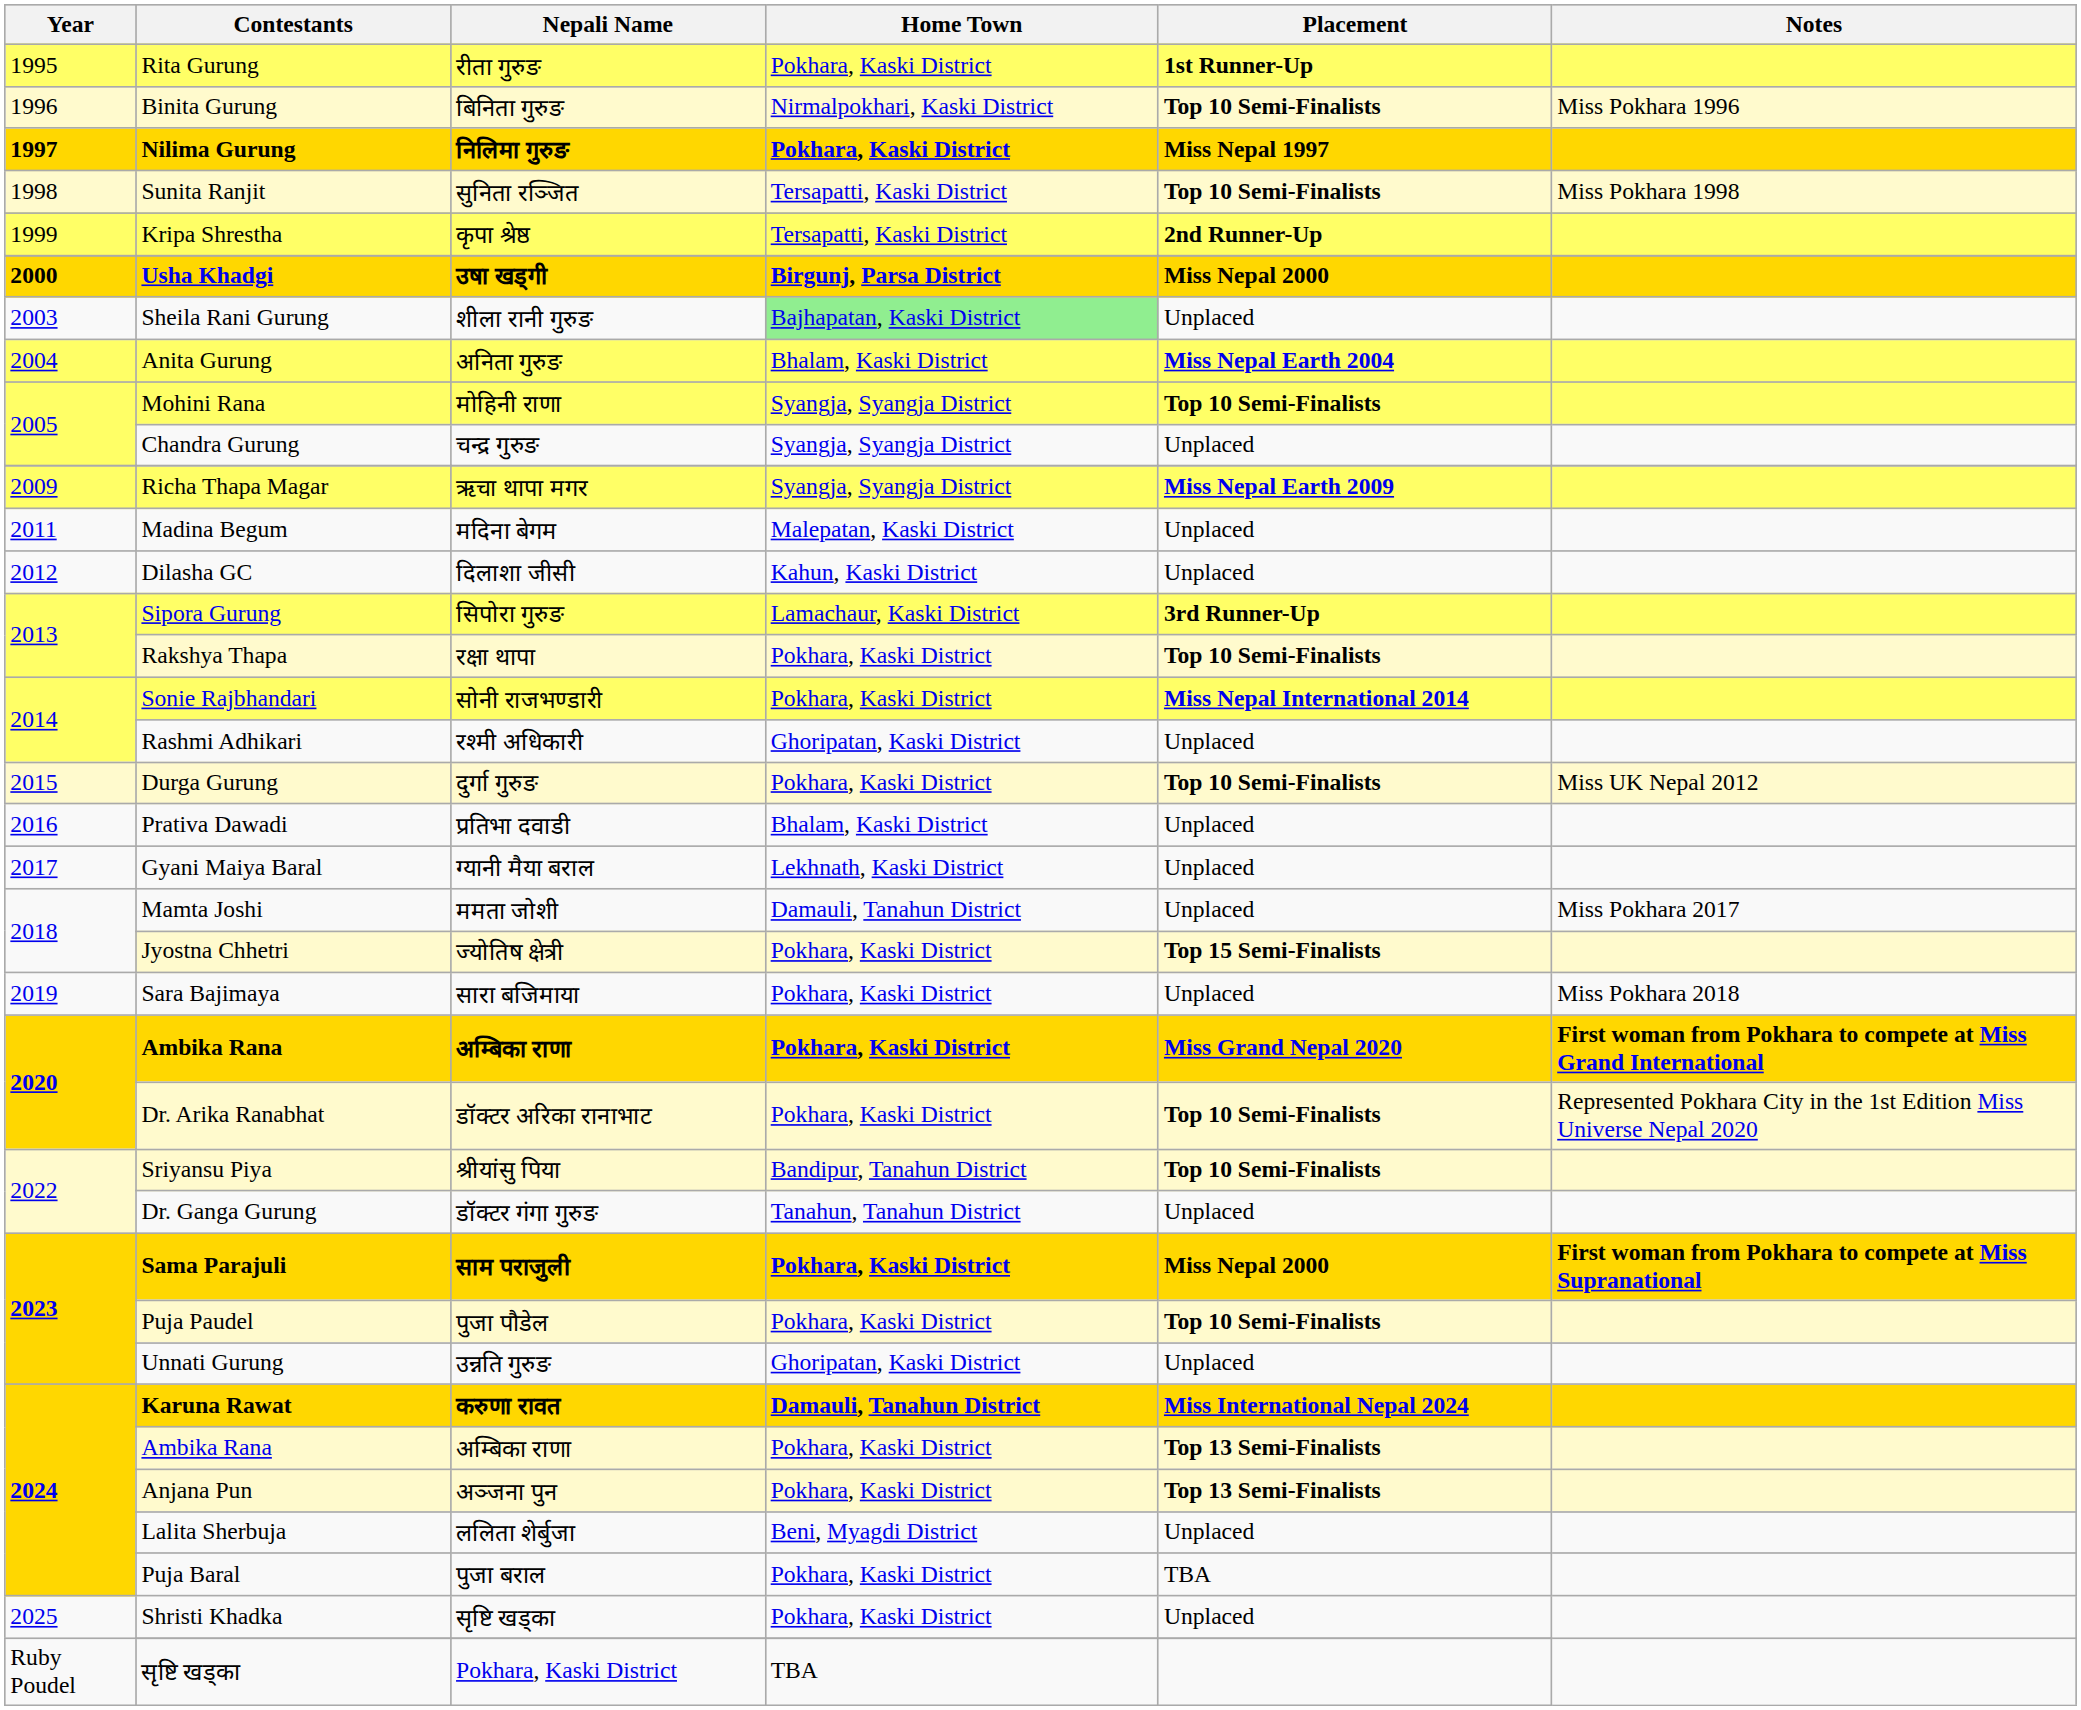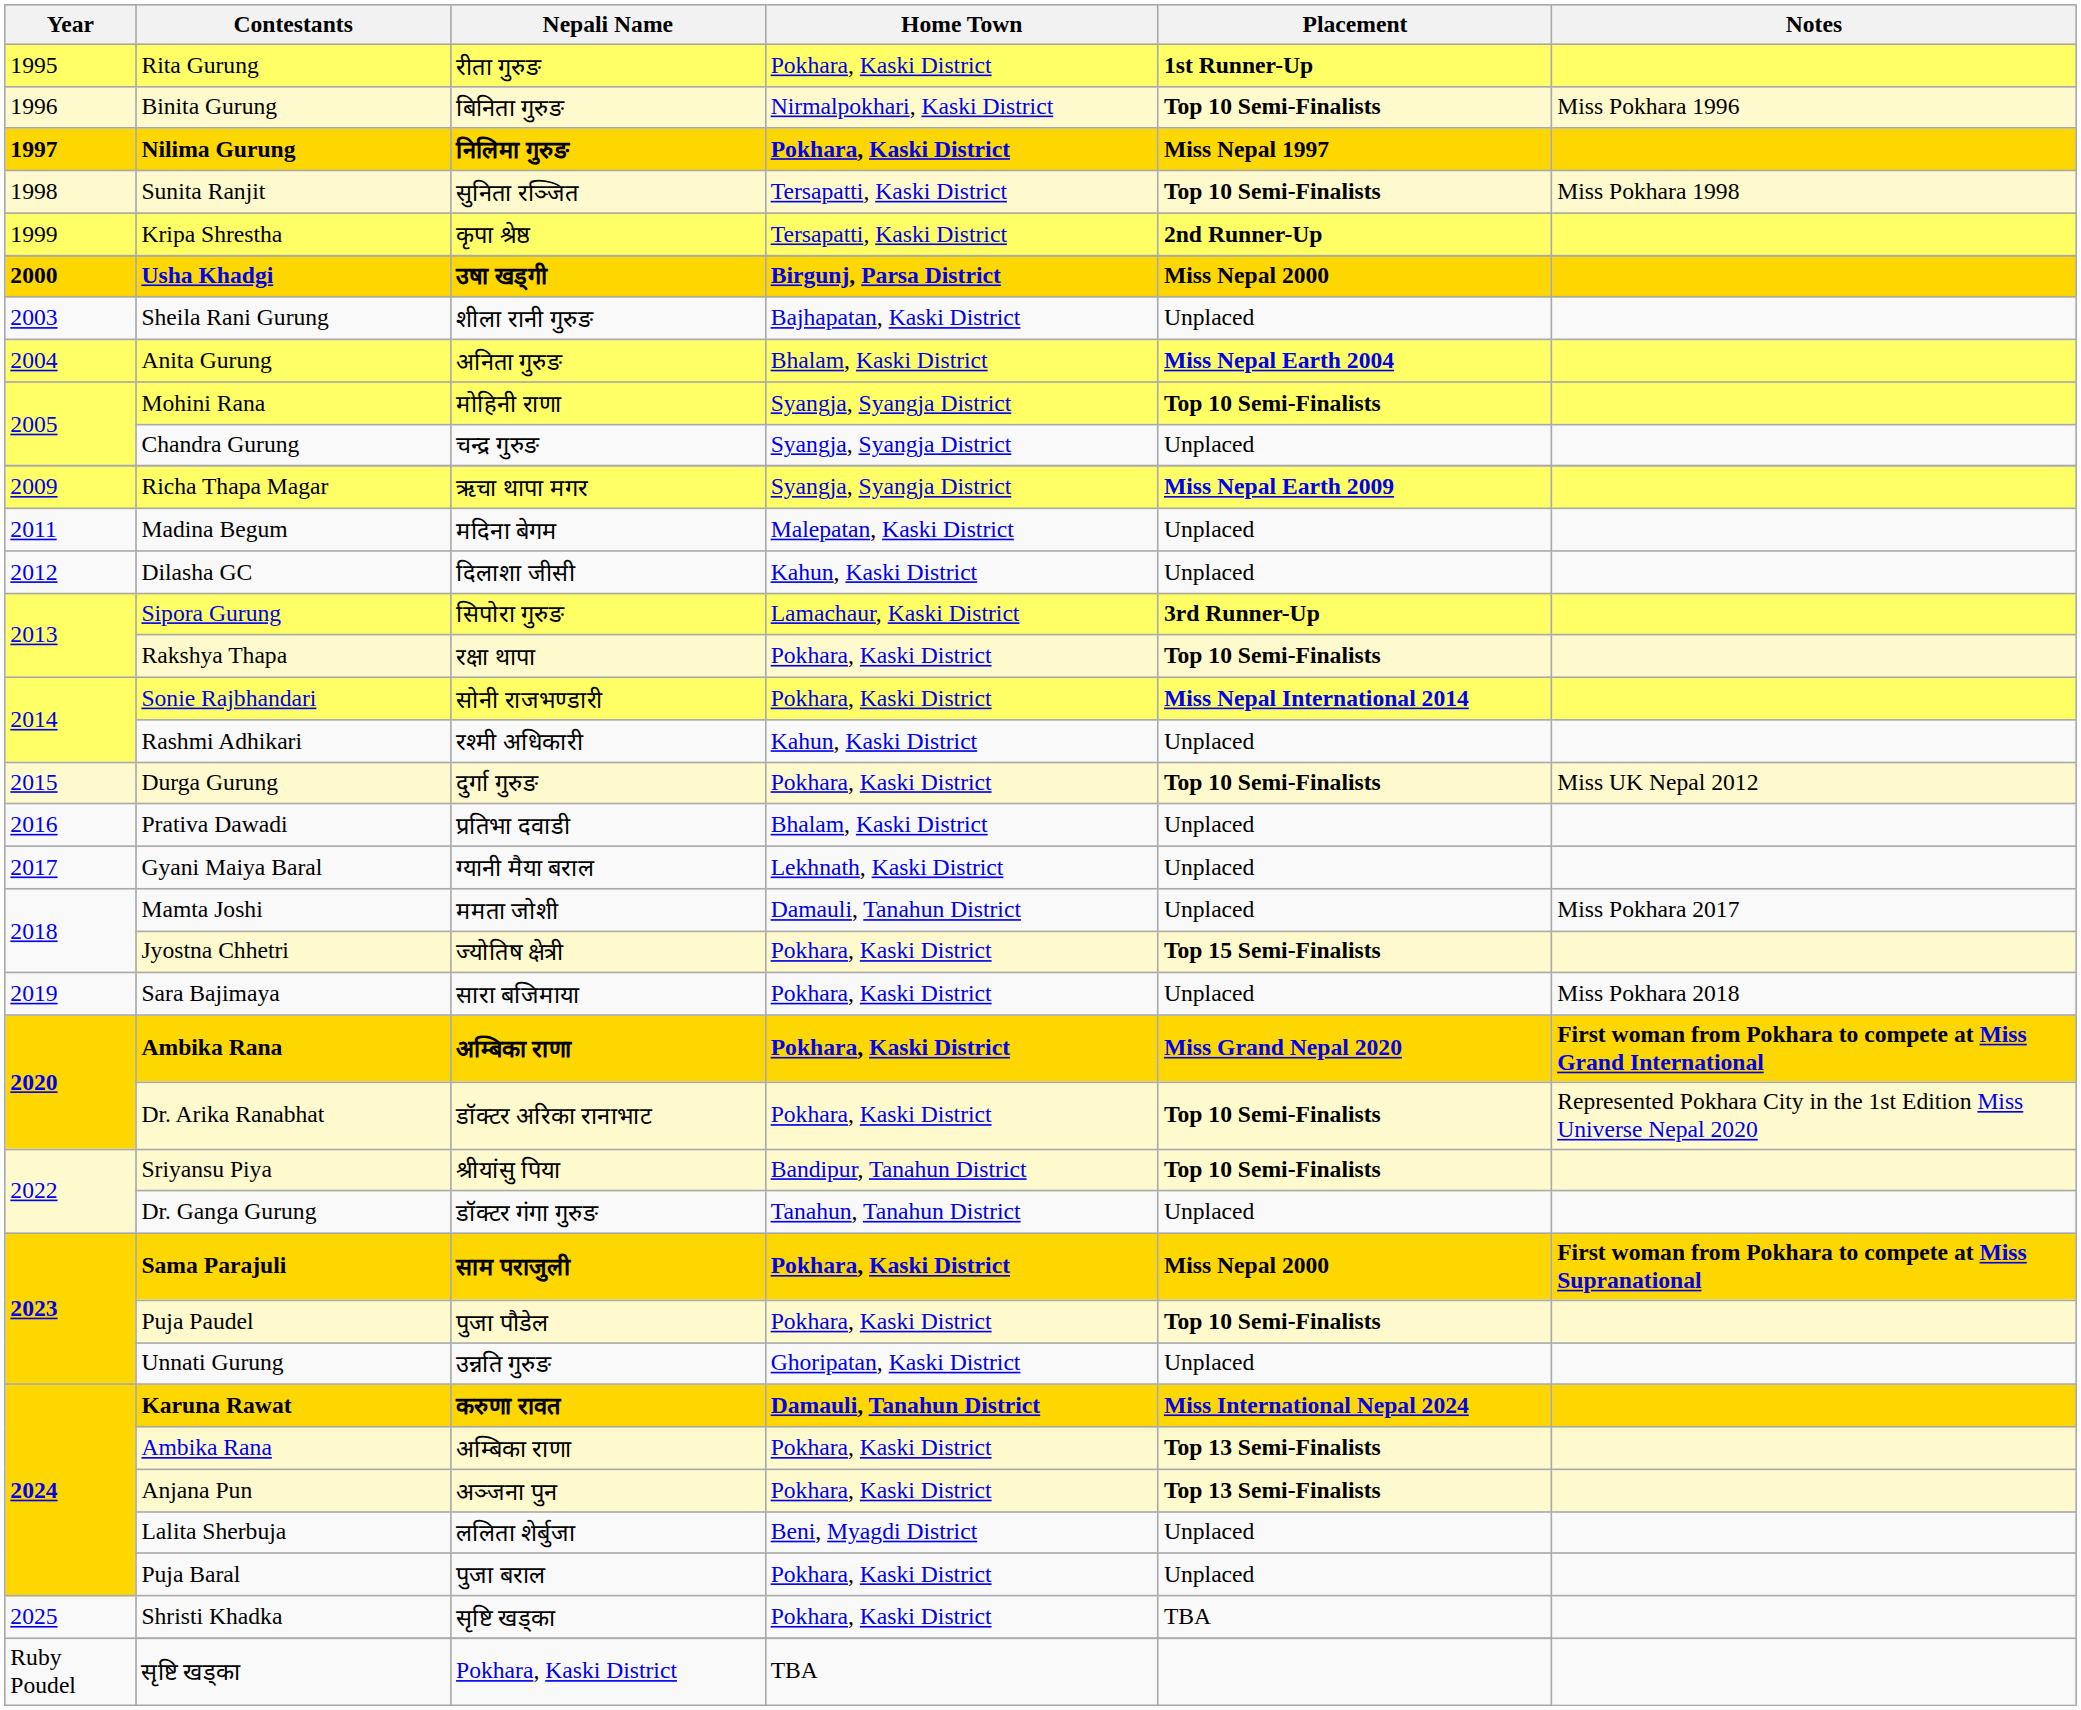(896, 318) lightgreen background -> (896, 318) no background
(896, 740) Ghoripatan, Kaski District -> (874, 740) Kahun, Kaski District
(1188, 1574) TBA -> (1209, 1574) Unplaced
(1209, 1616) Unplaced -> (1188, 1616) TBA
